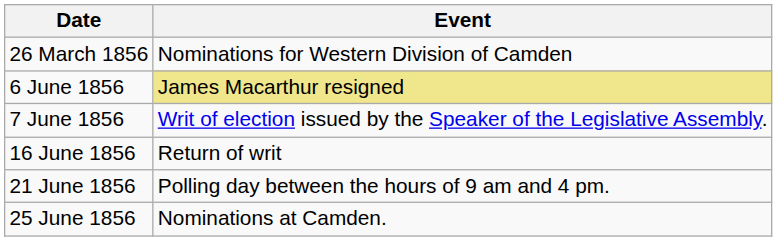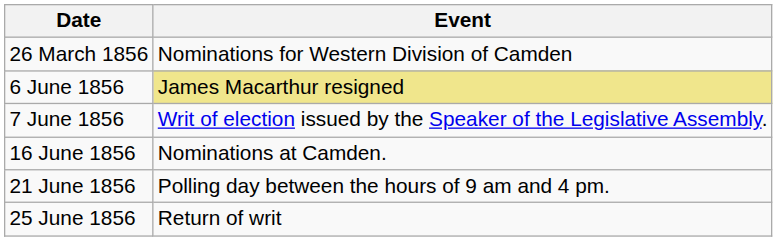(220, 152) Return of writ -> (272, 152) Nominations at Camden.
(272, 218) Nominations at Camden. -> (220, 218) Return of writ
